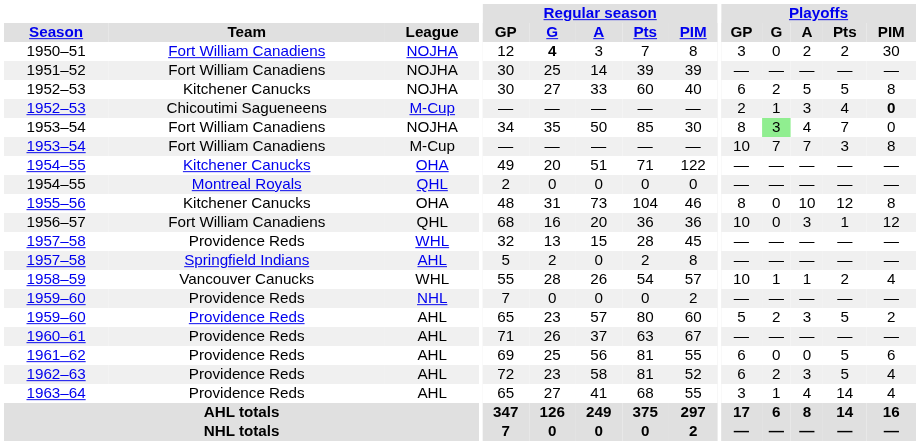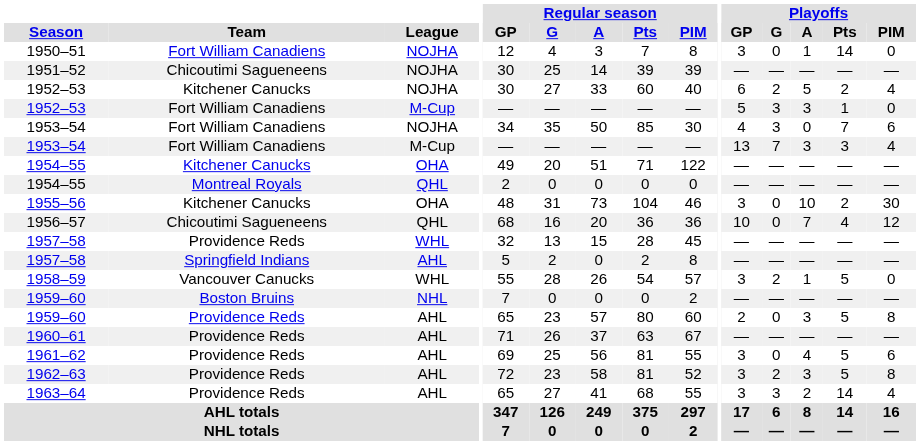(552, 51) bold -> (552, 51) normal
(807, 51) 2 -> (807, 51) 1
(845, 51) 2 -> (845, 51) 14
(891, 51) 30 -> (891, 51) 0
(247, 70) Fort William Canadiens -> (247, 70) Chicoutimi Sagueneens
(845, 89) 5 -> (845, 89) 2
(891, 89) 8 -> (891, 89) 4
(247, 108) Chicoutimi Sagueneens -> (247, 108) Fort William Canadiens
(741, 108) 2 -> (741, 108) 5
(776, 108) 1 -> (776, 108) 3
(845, 108) 4 -> (845, 108) 1
(891, 108) bold -> (891, 108) normal
(741, 127) 8 -> (741, 127) 4
(776, 127) lightgreen background -> (776, 127) no background
(807, 127) 4 -> (807, 127) 0
(891, 127) 0 -> (891, 127) 6
(741, 146) 10 -> (741, 146) 13
(807, 146) 7 -> (807, 146) 3
(891, 146) 8 -> (891, 146) 4
(741, 203) 8 -> (741, 203) 3
(845, 203) 12 -> (845, 203) 2
(891, 203) 8 -> (891, 203) 30
(247, 222) Fort William Canadiens -> (247, 222) Chicoutimi Sagueneens
(807, 222) 3 -> (807, 222) 7
(845, 222) 1 -> (845, 222) 4
(741, 279) 10 -> (741, 279) 3
(776, 279) 1 -> (776, 279) 2
(845, 279) 2 -> (845, 279) 5
(891, 279) 4 -> (891, 279) 0
(247, 298) Providence Reds -> (247, 298) Boston Bruins
(741, 317) 5 -> (741, 317) 2
(776, 317) 2 -> (776, 317) 0
(891, 317) 2 -> (891, 317) 8
(741, 355) 6 -> (741, 355) 3
(807, 355) 0 -> (807, 355) 4
(741, 374) 6 -> (741, 374) 3
(891, 374) 4 -> (891, 374) 8
(776, 393) 1 -> (776, 393) 3
(807, 393) 4 -> (807, 393) 2
